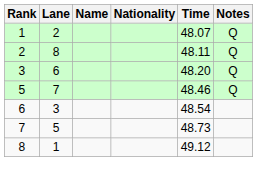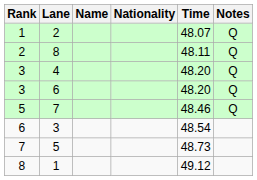+ row: (56, 71)
